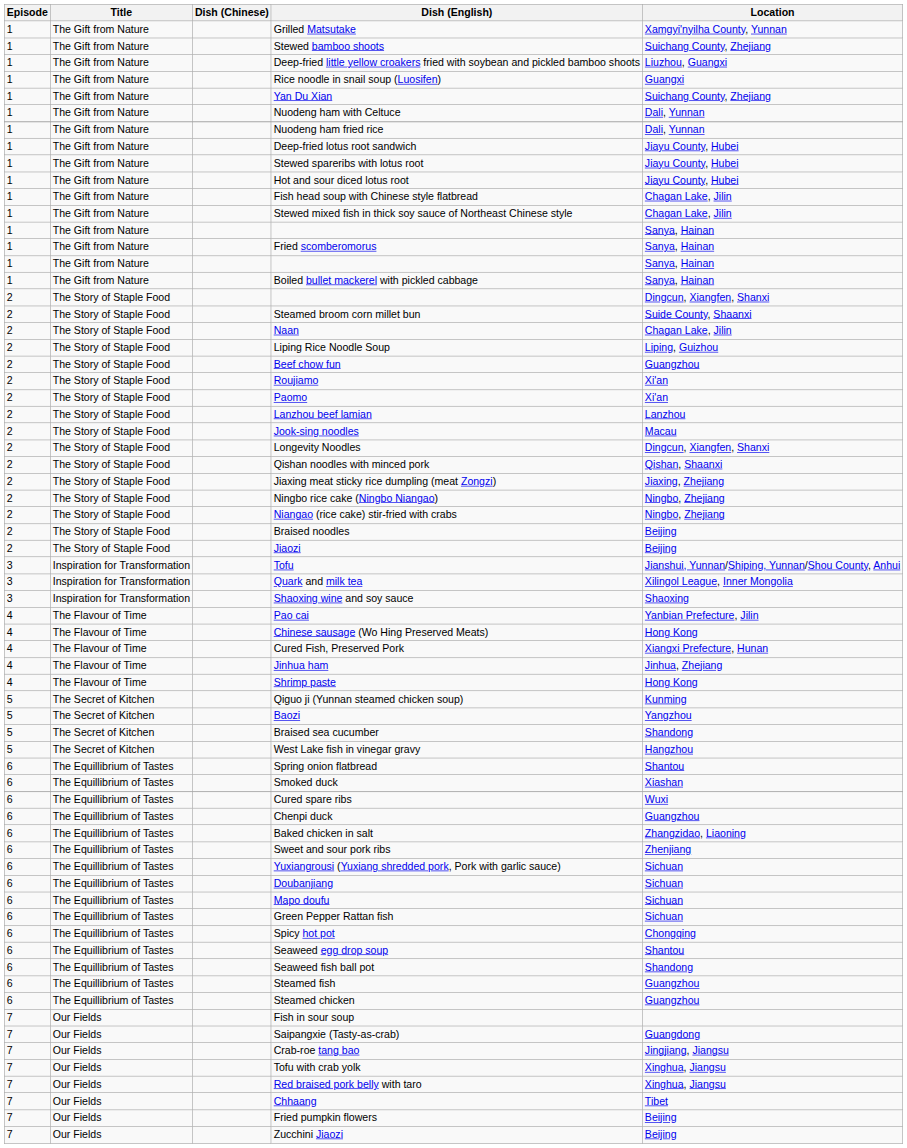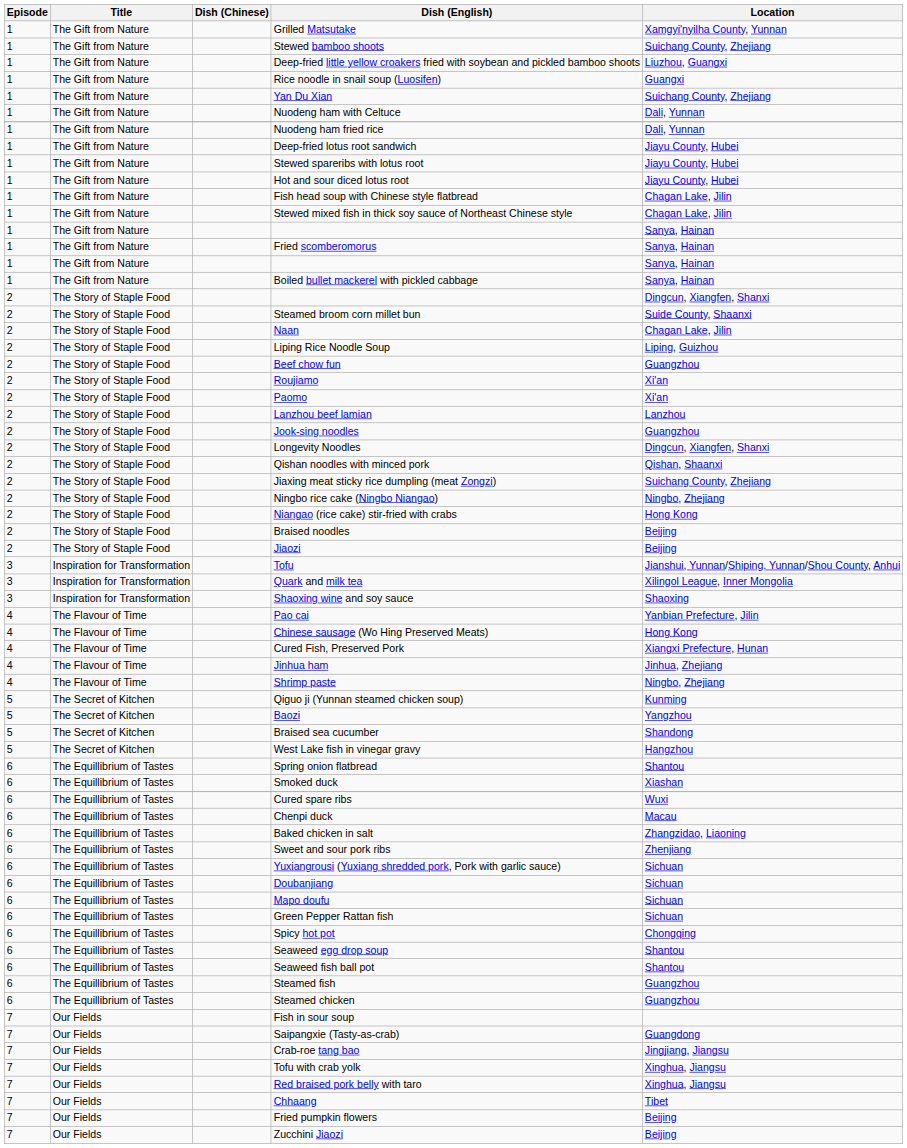(661, 431) Macau -> (672, 431) Guangzhou
(684, 481) Jiaxing, Zhejiang -> (708, 481) Suichang County, Zhejiang
(685, 515) Ningbo, Zhejiang -> (671, 515) Hong Kong
(671, 682) Hong Kong -> (685, 682) Ningbo, Zhejiang
(672, 816) Guangzhou -> (661, 816) Macau
(669, 967) Shandong -> (665, 967) Shantou
